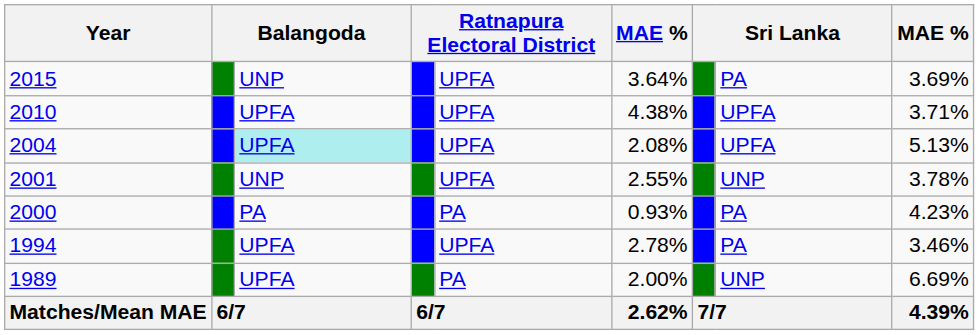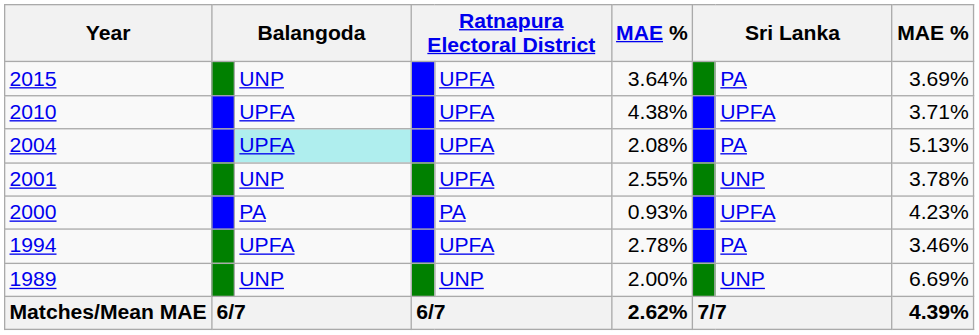(748, 145) UPFA -> (734, 145) PA
(734, 212) PA -> (748, 212) UPFA
(267, 279) UPFA -> (262, 279) UNP
(452, 279) PA -> (461, 279) UNP
